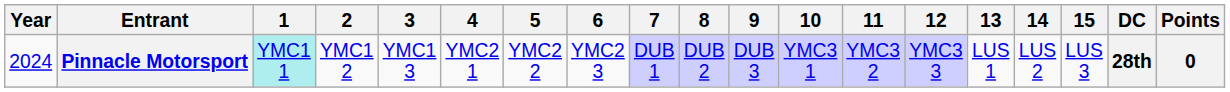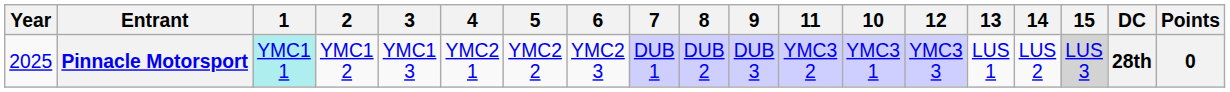columns swapped: (810, 20) <-> (873, 20)
(31, 61) 2024 -> (31, 61) 2025
(1084, 61) no background -> (1084, 61) lightgrey background
